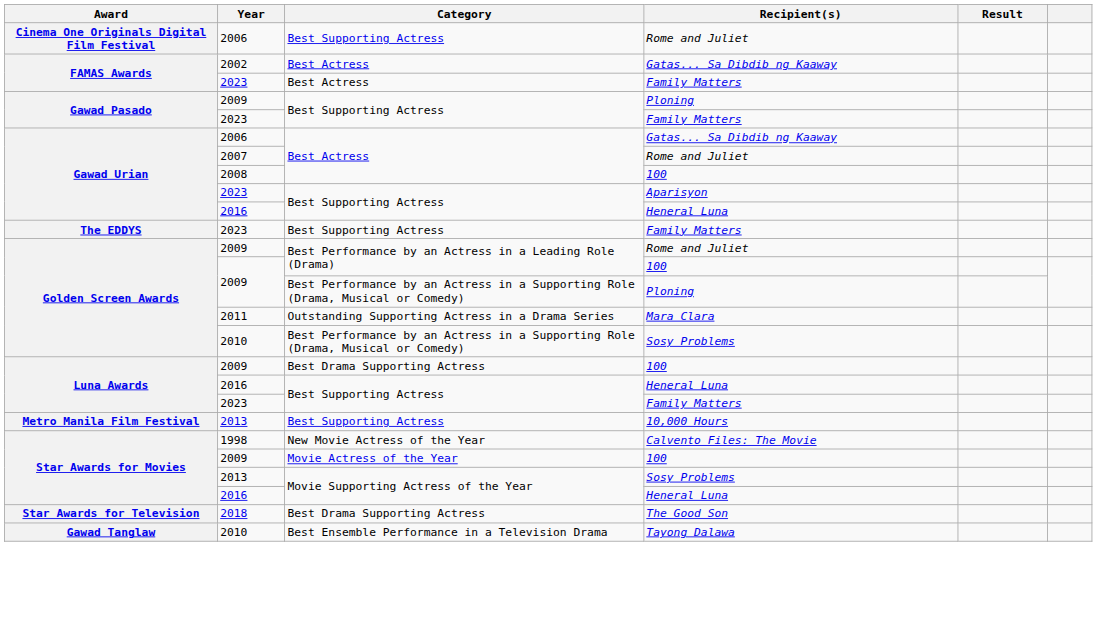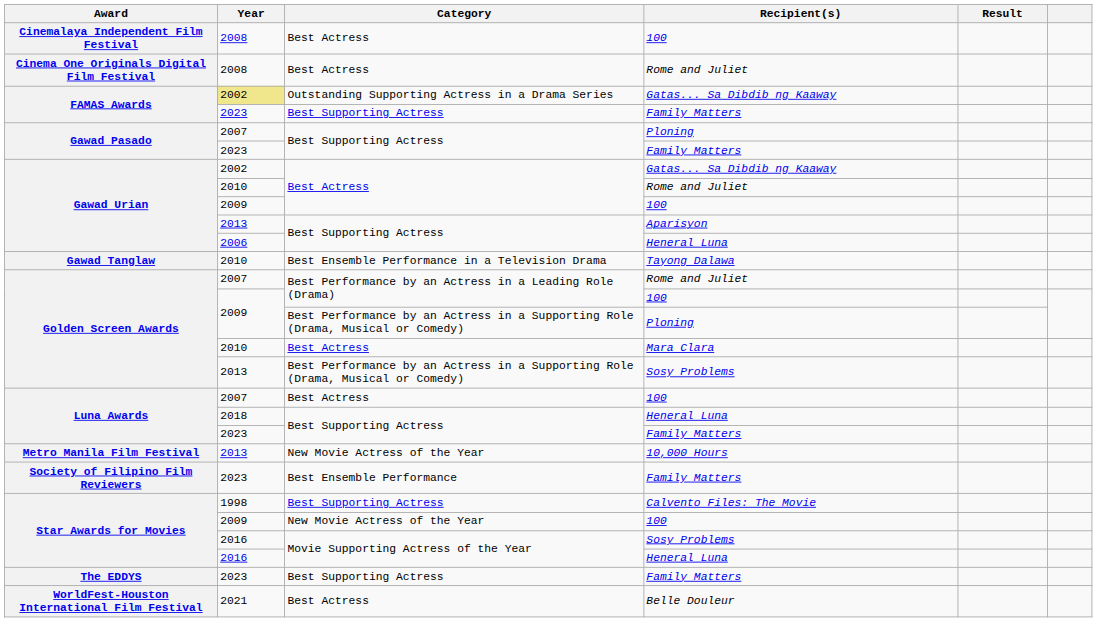+ row: (111, 39)
(234, 39) 2006 -> (234, 70) 2008
(366, 39) Best Supporting Actress -> (328, 70) Best Actress
(234, 64) no background -> (234, 95) khaki background
(328, 64) Best Actress -> (450, 95) Outstanding Supporting Actress in a Drama Series
(328, 82) Best Actress -> (366, 113) Best Supporting Actress
(234, 100) 2009 -> (234, 132) 2007
(234, 137) 2006 -> (234, 169) 2002
(234, 156) 2007 -> (234, 187) 2010
(234, 174) 2008 -> (234, 206) 2009
(234, 193) 2023 -> (234, 224) 2013
(234, 211) 2016 -> (234, 243) 2006
rows swapped: (111, 532) <-> (111, 229)
(234, 248) 2009 -> (234, 279) 2007
(234, 316) 2011 -> (234, 348) 2010
(451, 316) Outstanding Supporting Actress in a Drama Series -> (328, 348) Best Actress
(234, 341) 2010 -> (234, 373) 2013
(234, 366) 2009 -> (234, 398) 2007
(386, 366) Best Drama Supporting Actress -> (328, 398) Best Actress
(234, 385) 2016 -> (234, 416) 2018
(366, 421) Best Supporting Actress -> (386, 453) New Movie Actress of the Year
+ row: (111, 478)
(386, 440) New Movie Actress of the Year -> (366, 503) Best Supporting Actress
(373, 458) Movie Actress of the Year -> (386, 521) New Movie Actress of the Year
(234, 477) 2013 -> (234, 540) 2016
- row: (111, 514)
+ row: (111, 602)
